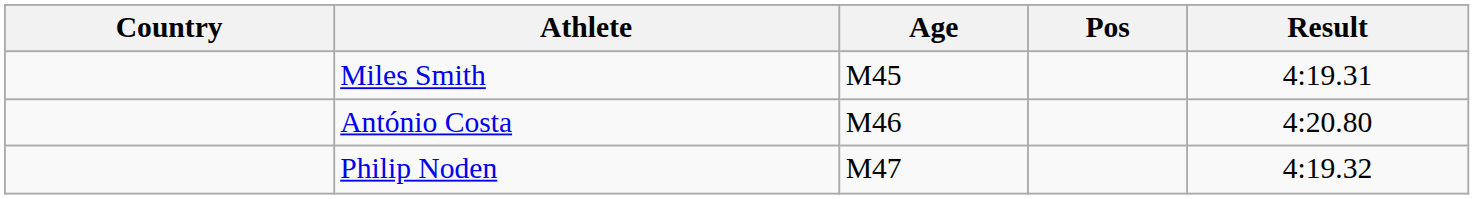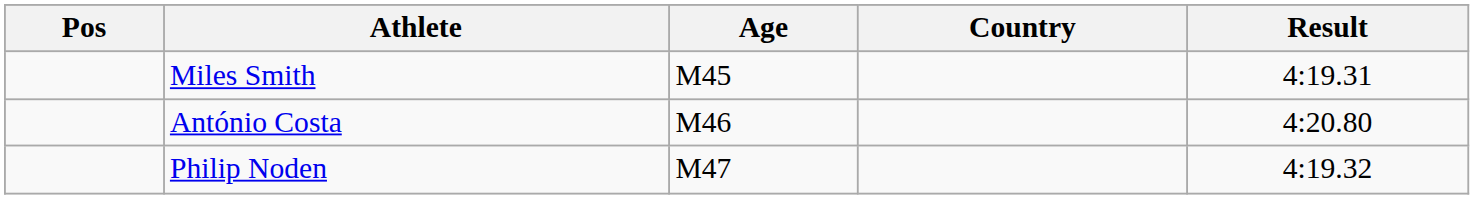columns swapped: (1108, 27) <-> (169, 27)
